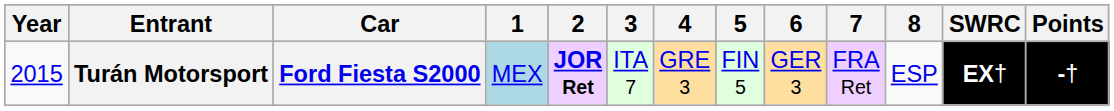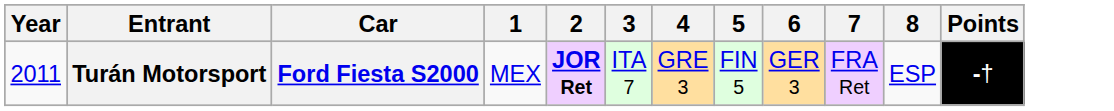- column: (985, 23)
(37, 73) 2015 -> (36, 73) 2011
(517, 73) lightblue background -> (515, 73) no background
